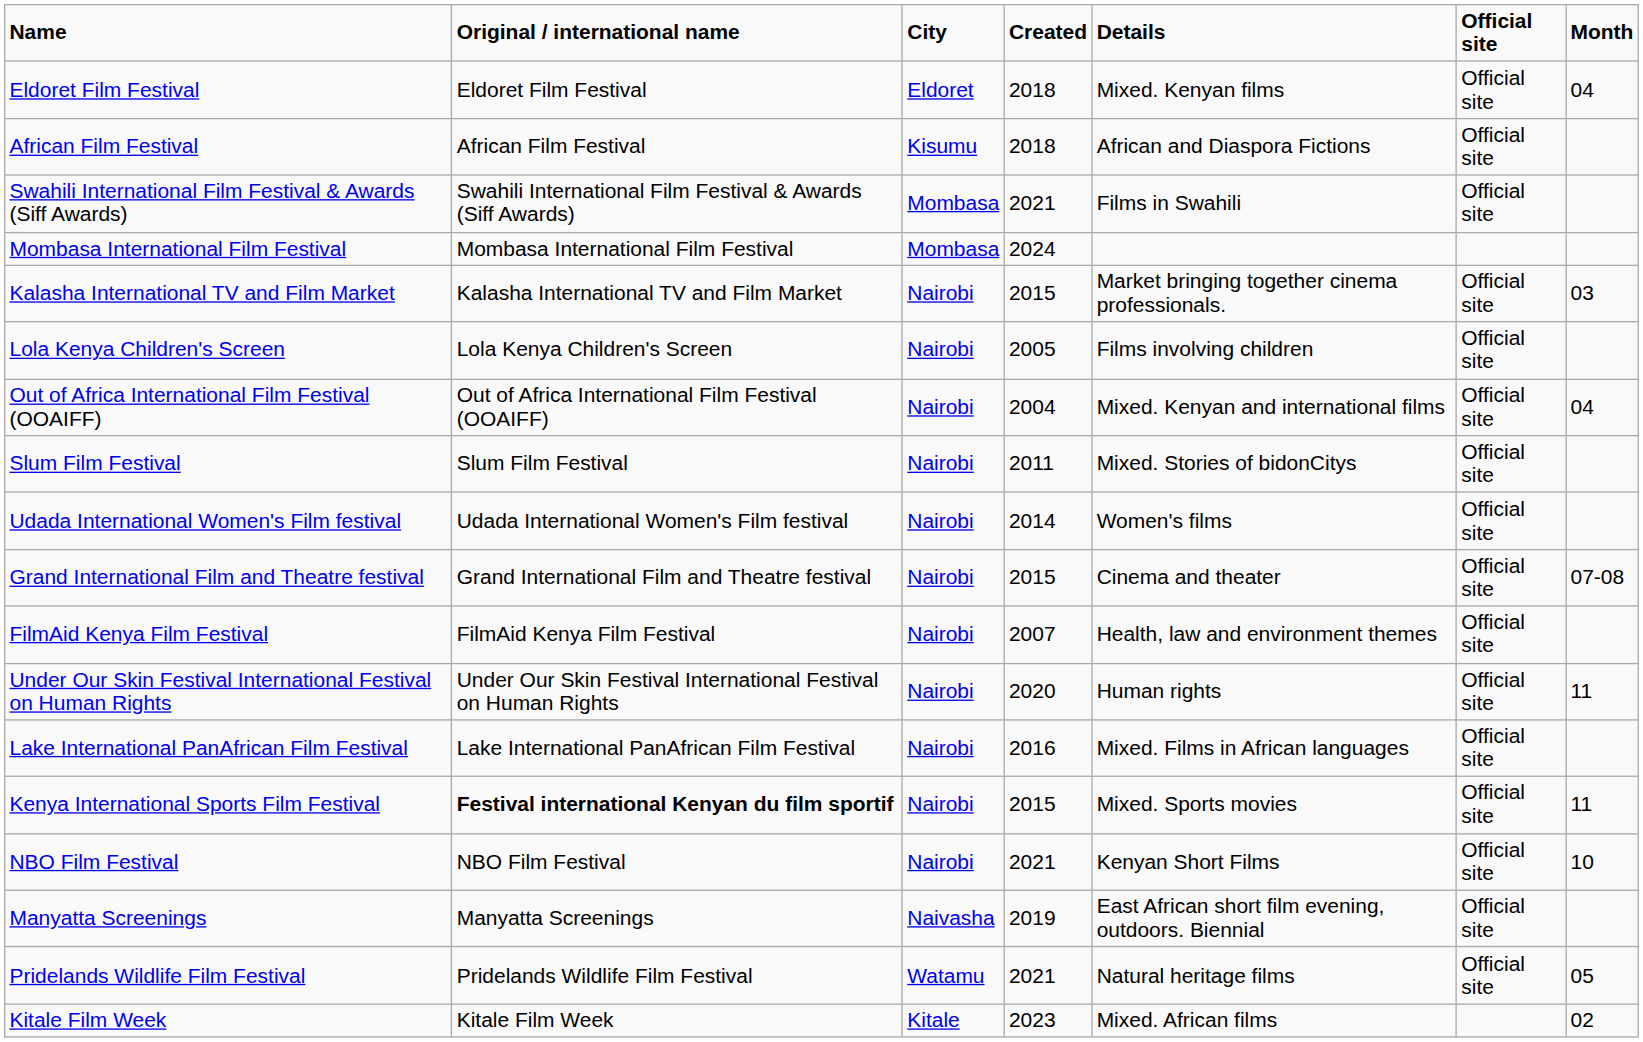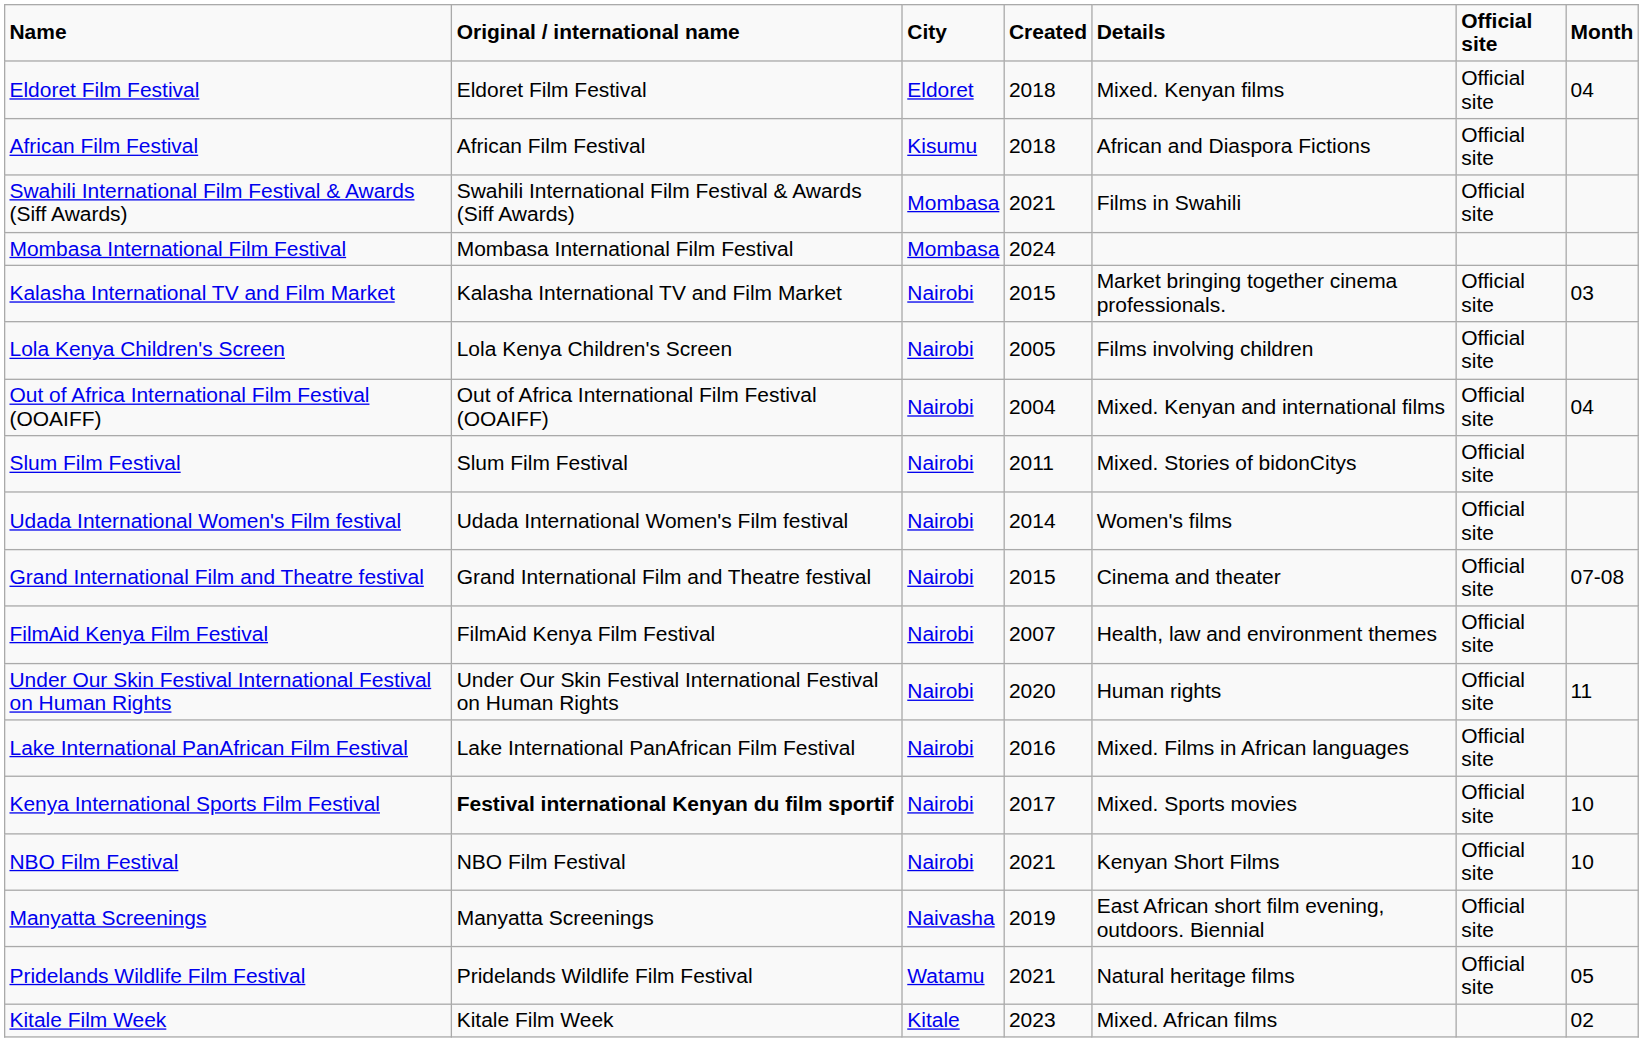(1032, 804) 2015 -> (1032, 804) 2017
(1581, 804) 11 -> (1582, 804) 10
